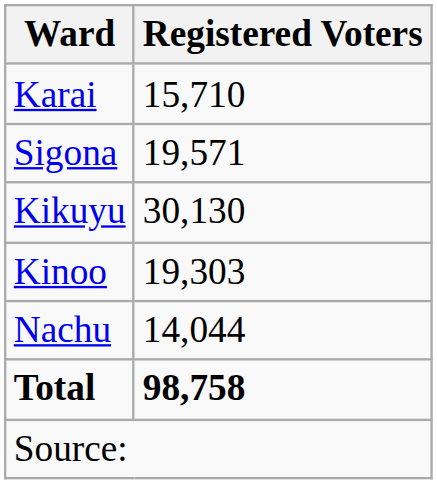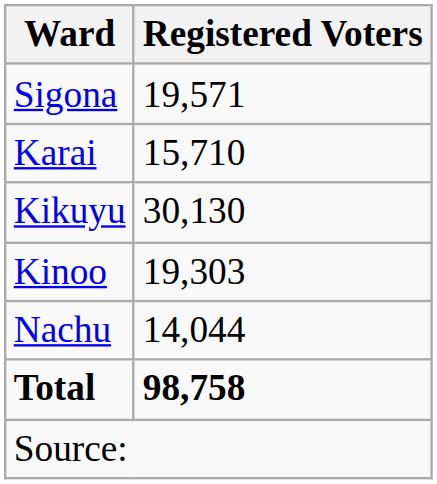rows swapped: (66, 152) <-> (55, 93)
